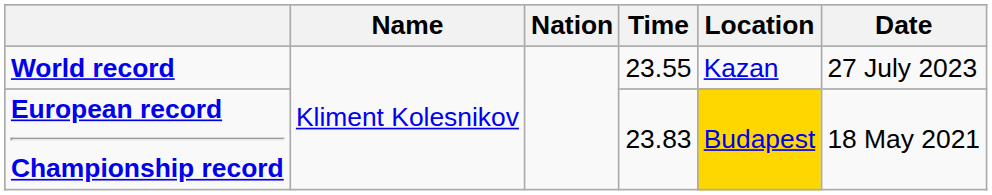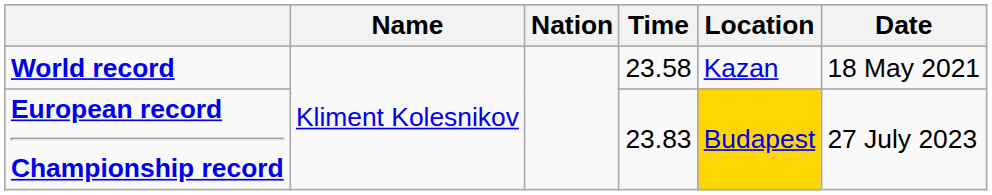(658, 67) 23.55 -> (658, 67) 23.58
(902, 67) 27 July 2023 -> (904, 67) 18 May 2021
(904, 138) 18 May 2021 -> (902, 138) 27 July 2023
